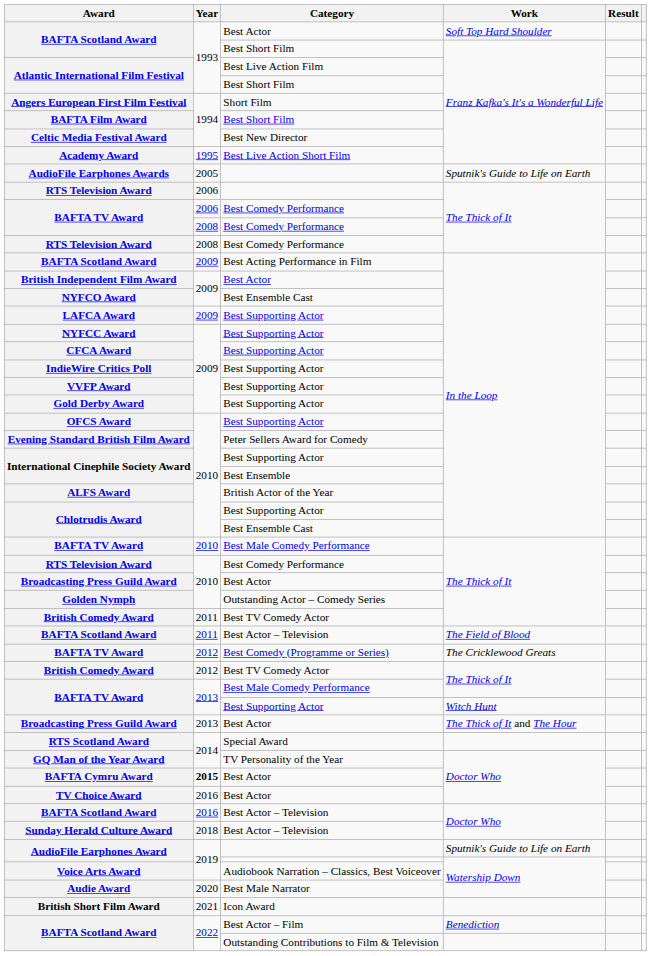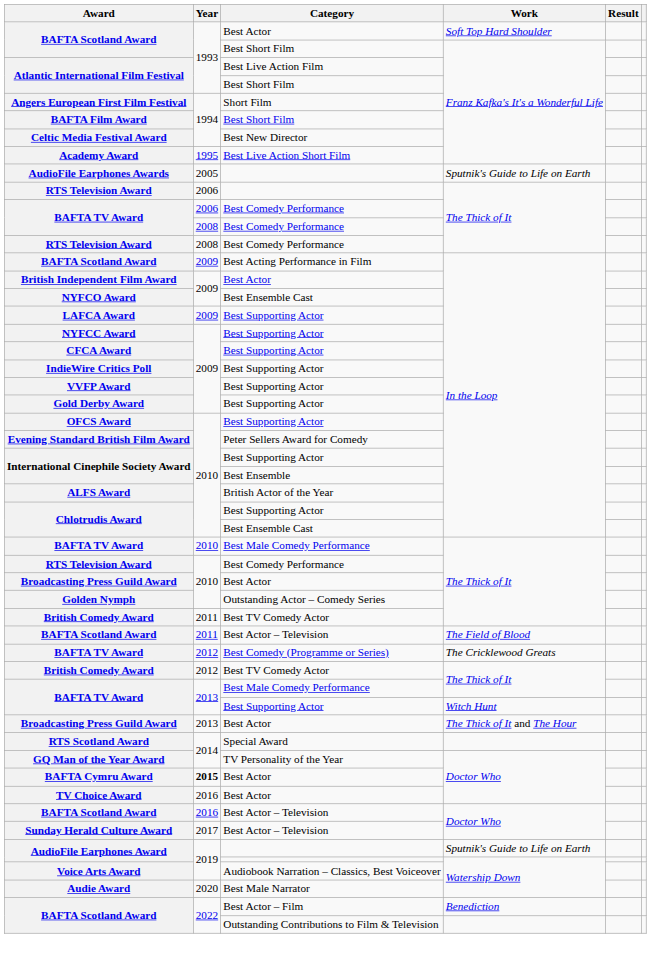(207, 830) 2018 -> (207, 830) 2017
- row: (99, 906)
